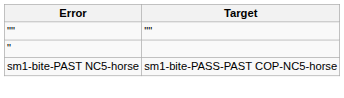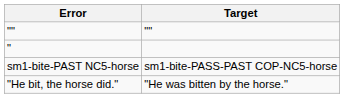+ row: (63, 84)
